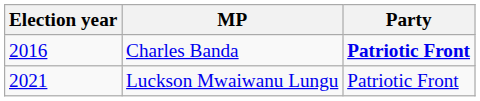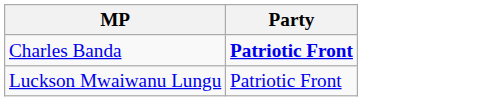- column: (63, 19)
